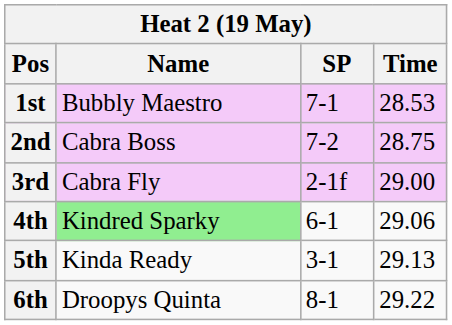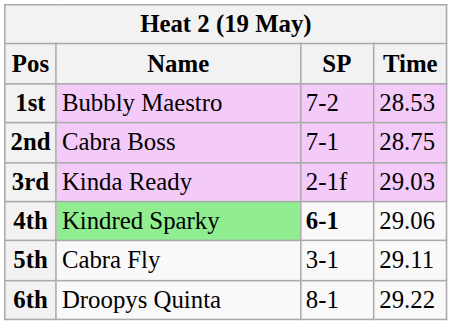(322, 102) 7-1 -> (322, 102) 7-2
(322, 142) 7-2 -> (322, 142) 7-1
(111, 181) Cabra Fly -> (127, 181) Kinda Ready
(407, 181) 29.00 -> (407, 181) 29.03
(322, 220) normal -> (322, 220) bold
(127, 260) Kinda Ready -> (111, 260) Cabra Fly
(407, 260) 29.13 -> (407, 260) 29.11
